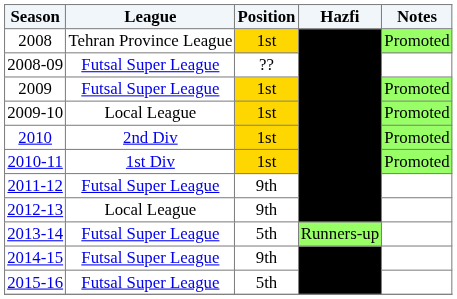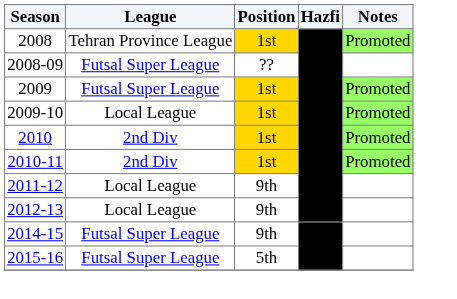(150, 161) 1st Div -> (150, 161) 2nd Div
(150, 185) Futsal Super League -> (150, 185) Local League
- row: (35, 233)
